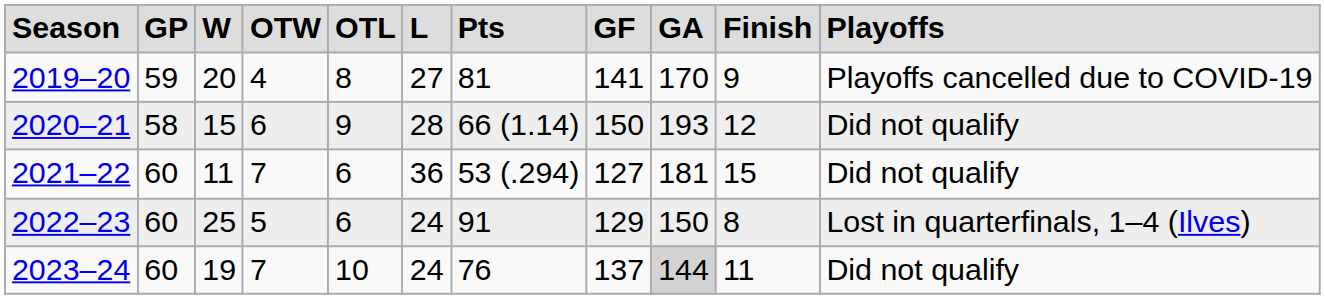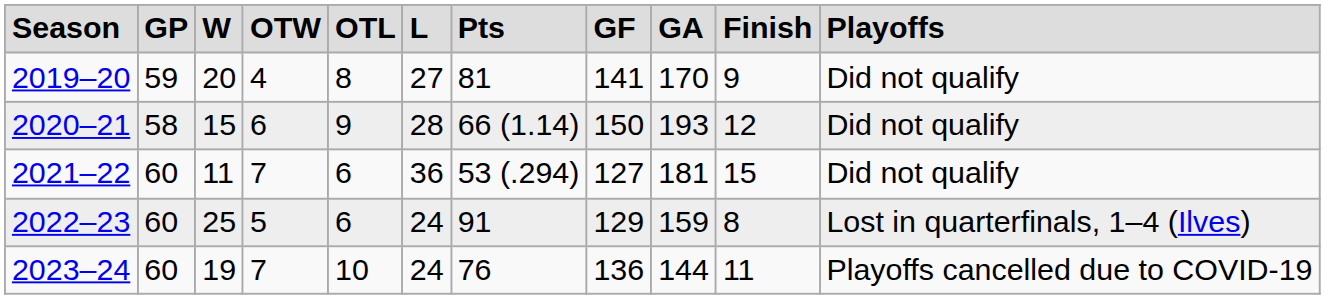(1069, 76) Playoffs cancelled due to COVID-19 -> (923, 76) Did not qualify
(684, 221) 150 -> (684, 221) 159
(619, 269) 137 -> (619, 269) 136
(684, 269) lightgrey background -> (684, 269) no background
(923, 269) Did not qualify -> (1069, 269) Playoffs cancelled due to COVID-19
